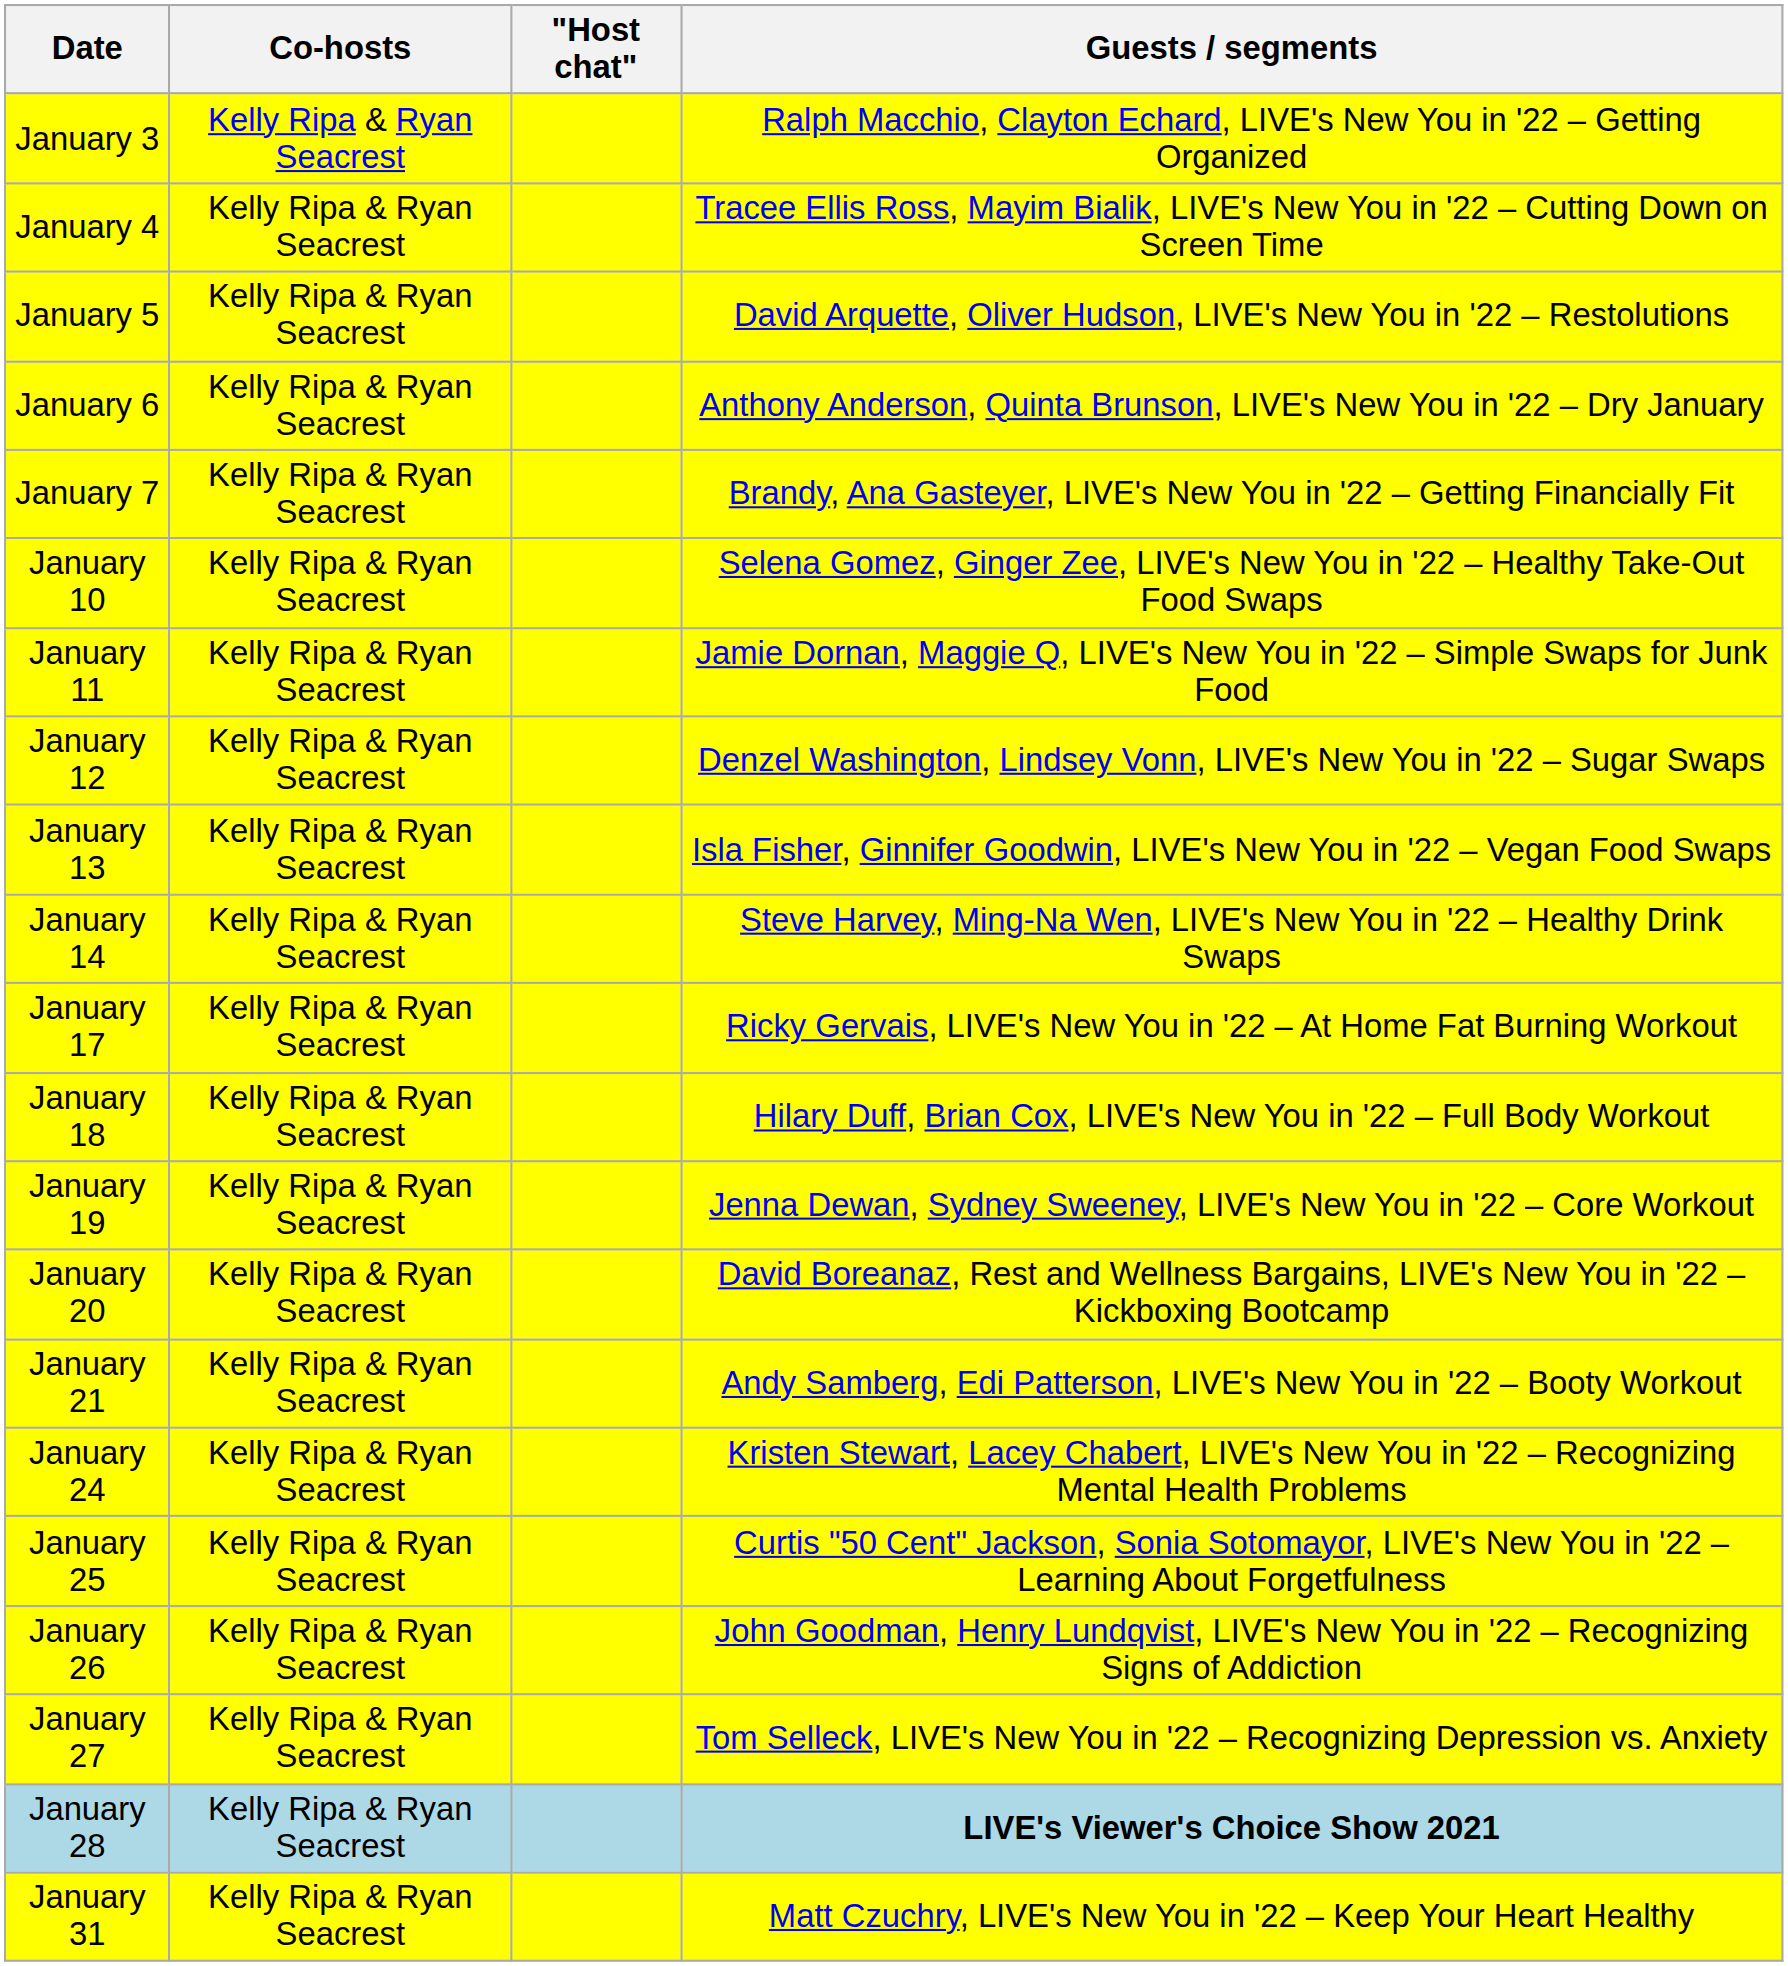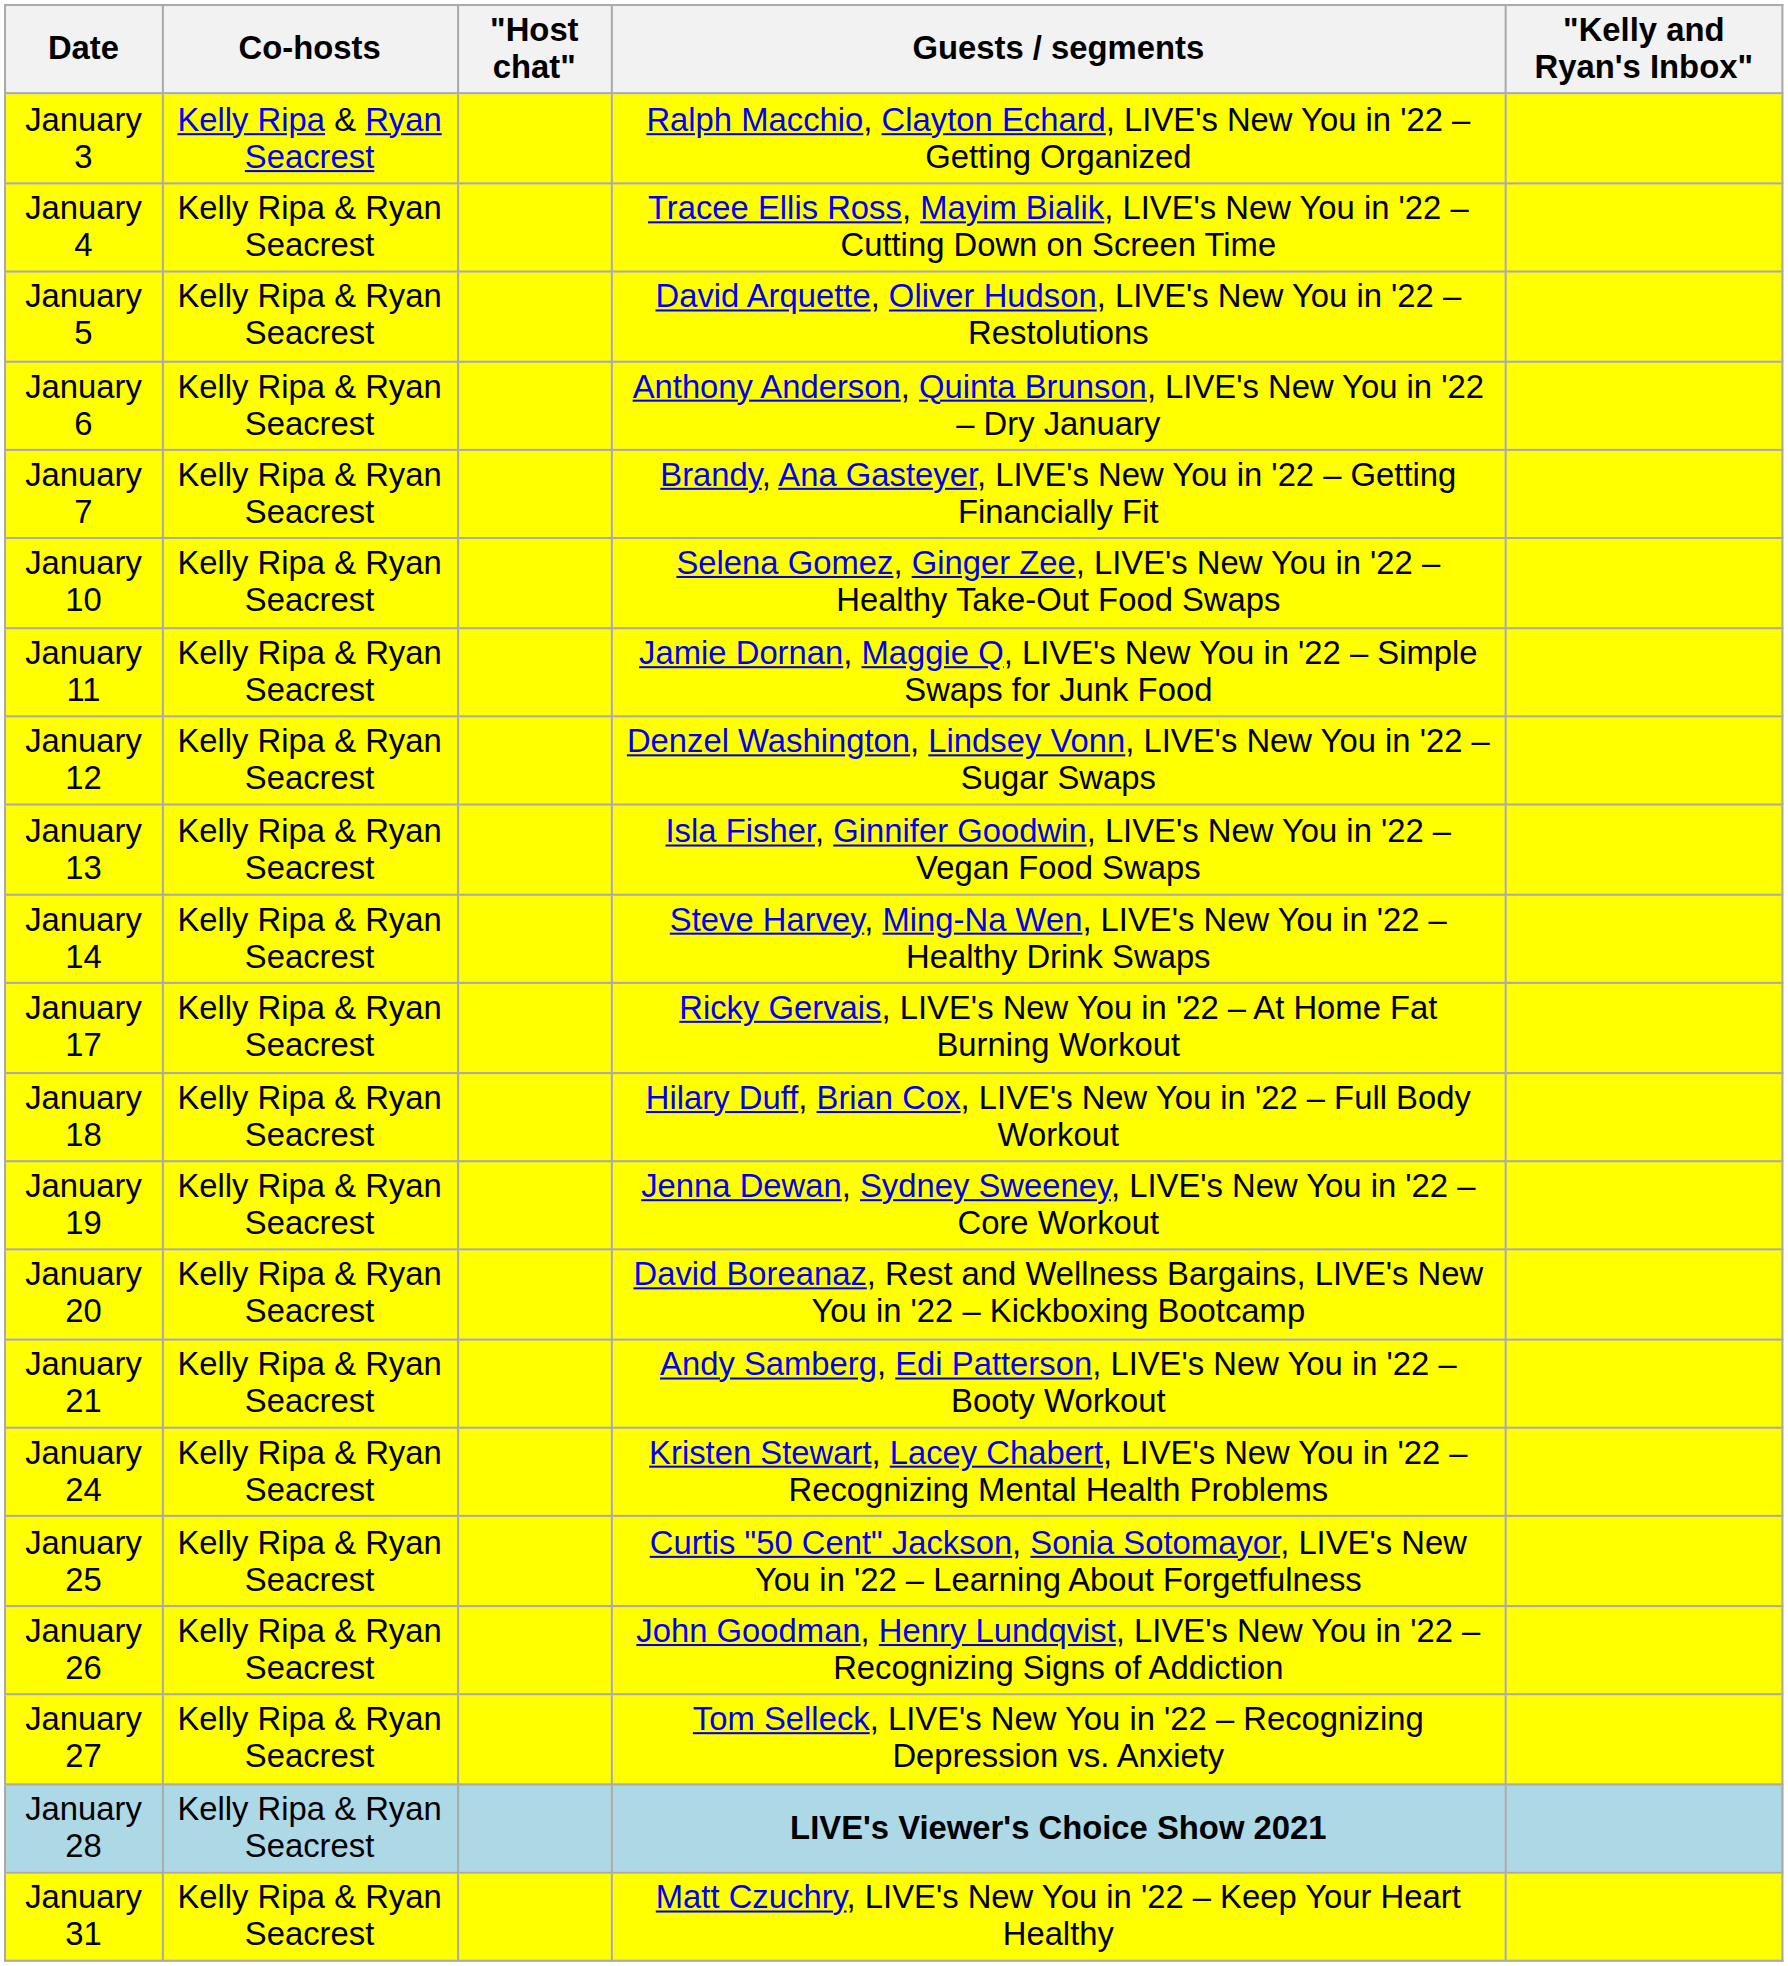+ column: (1644, 48)
